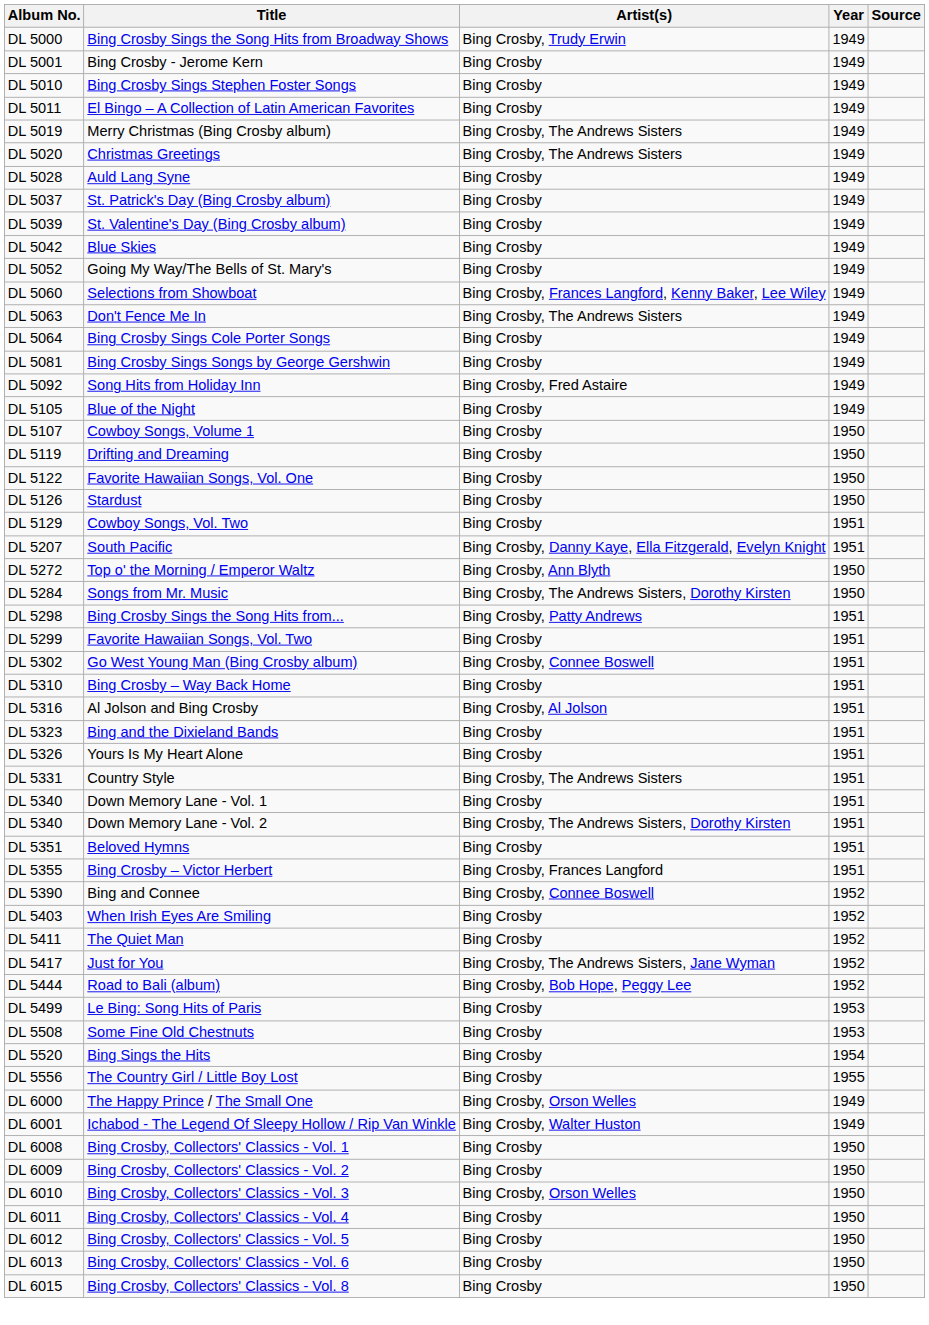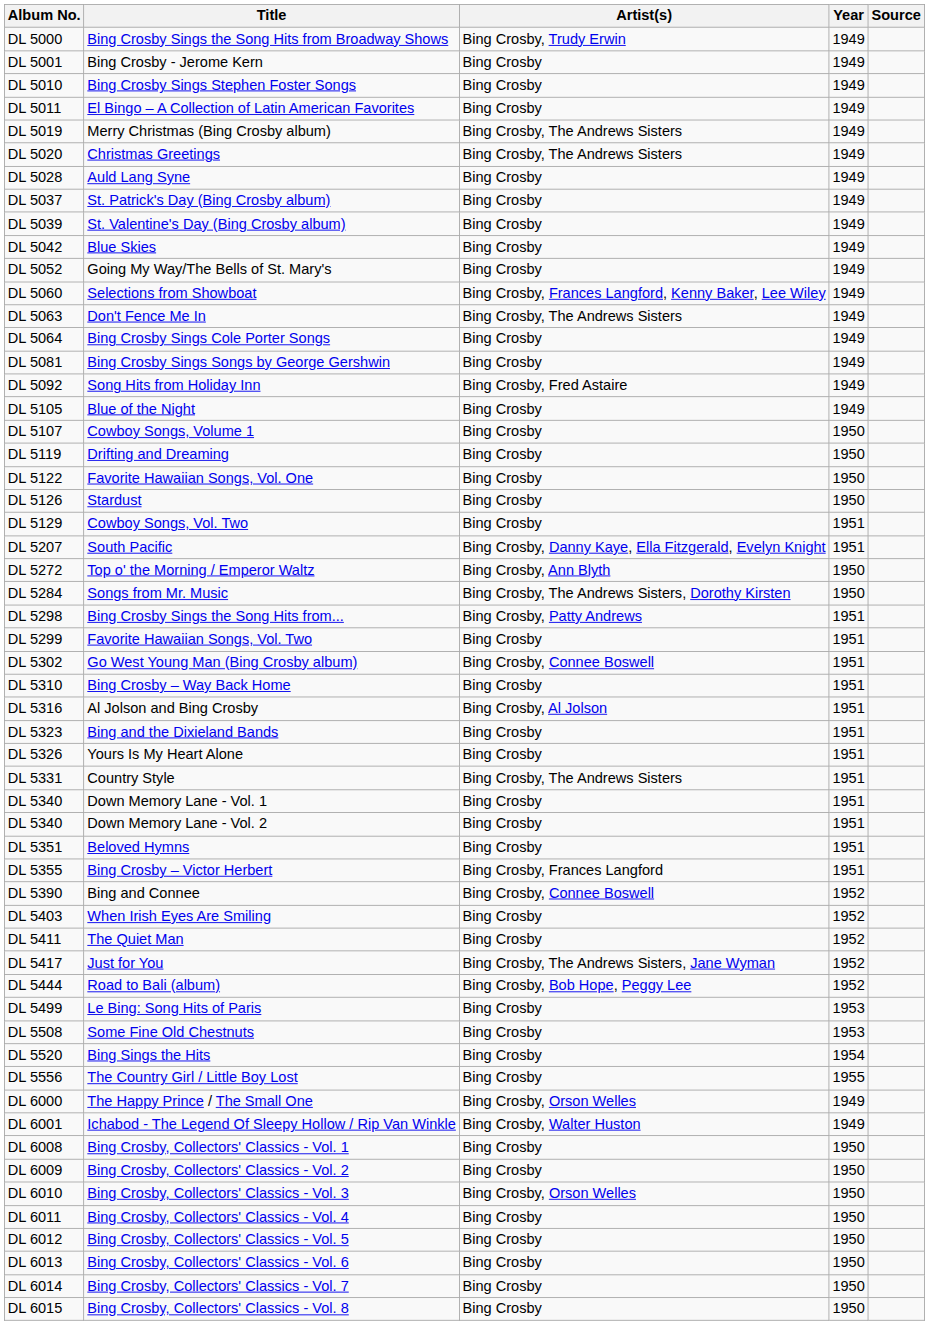(627, 824) Bing Crosby, The Andrews Sisters, Dorothy Kirsten -> (502, 824) Bing Crosby
+ row: (218, 1286)
